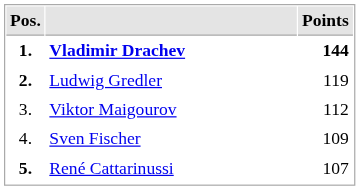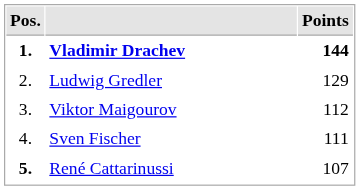(25, 80) bold -> (25, 80) normal
(336, 80) 119 -> (336, 80) 129
(336, 138) 109 -> (336, 138) 111
